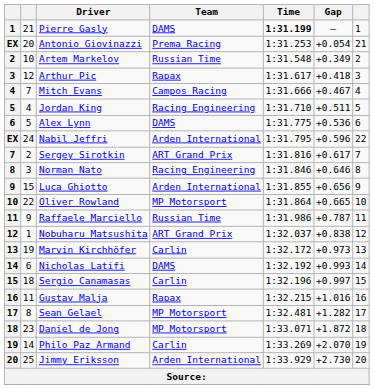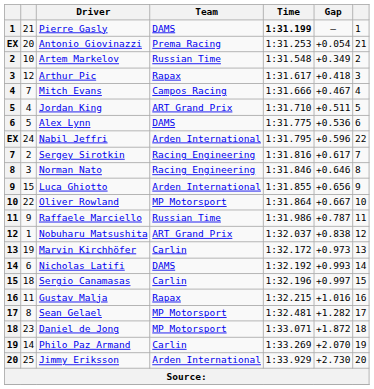(204, 107) Racing Engineering -> (192, 107) ART Grand Prix
(192, 155) ART Grand Prix -> (204, 155) Racing Engineering
(333, 202) +0.665 -> (333, 202) +0.667
